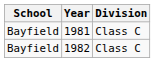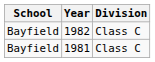rows swapped: (77, 31) <-> (77, 48)
